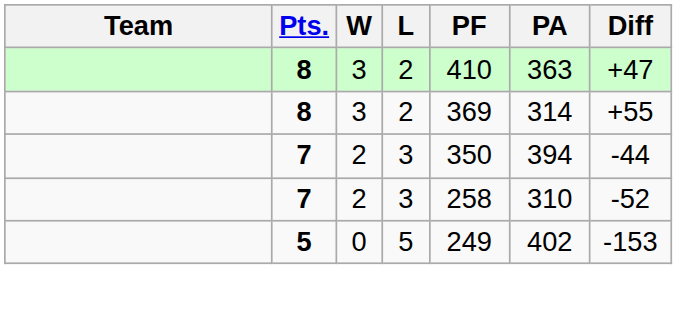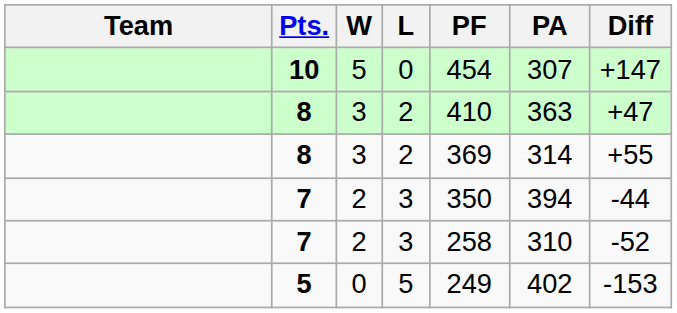+ row: (304, 69)
